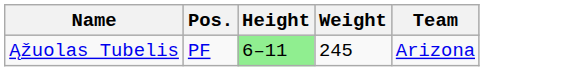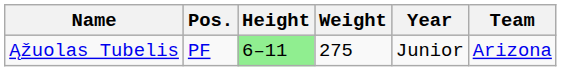+ column: (430, 20)
(336, 51) 245 -> (336, 51) 275
